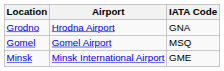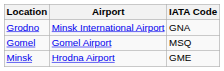(83, 27) Hrodna Airport -> (108, 27) Minsk International Airport
(108, 58) Minsk International Airport -> (83, 58) Hrodna Airport
